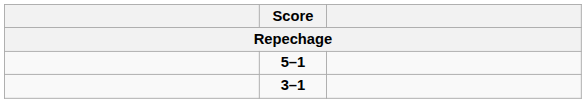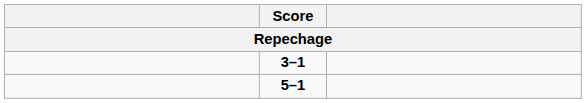rows swapped: (293, 62) <-> (293, 86)
